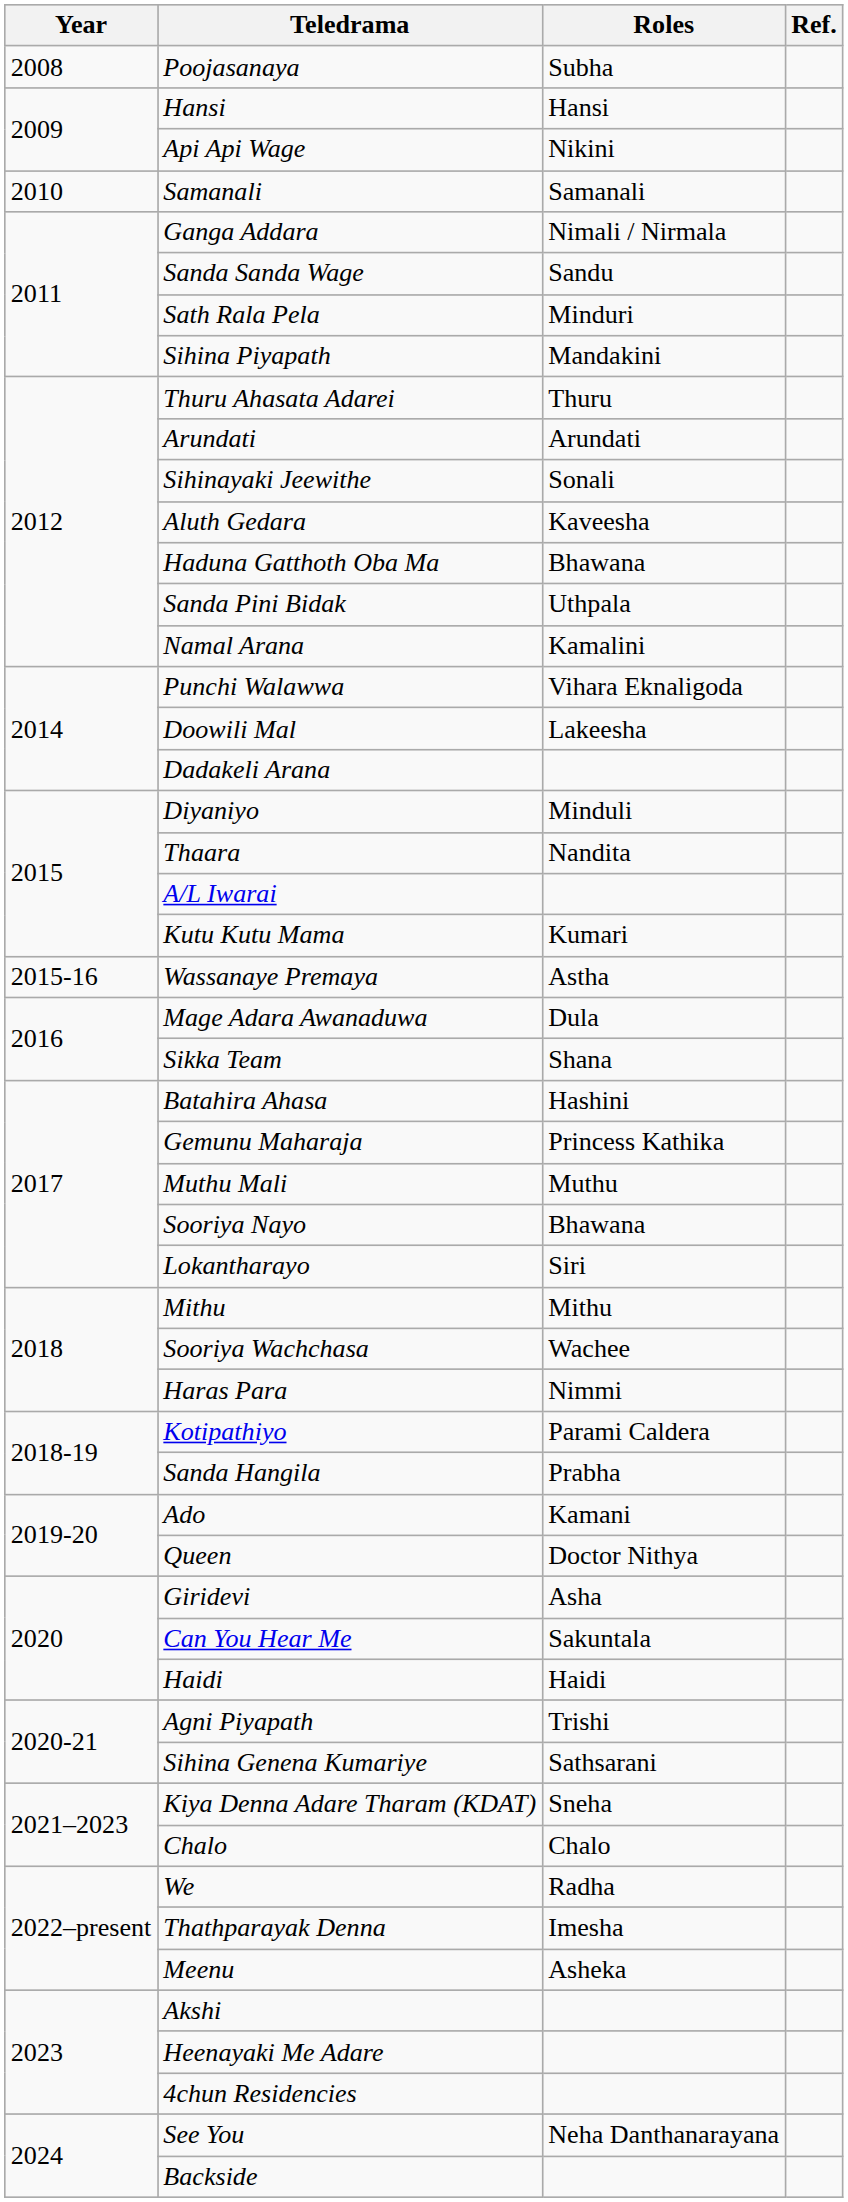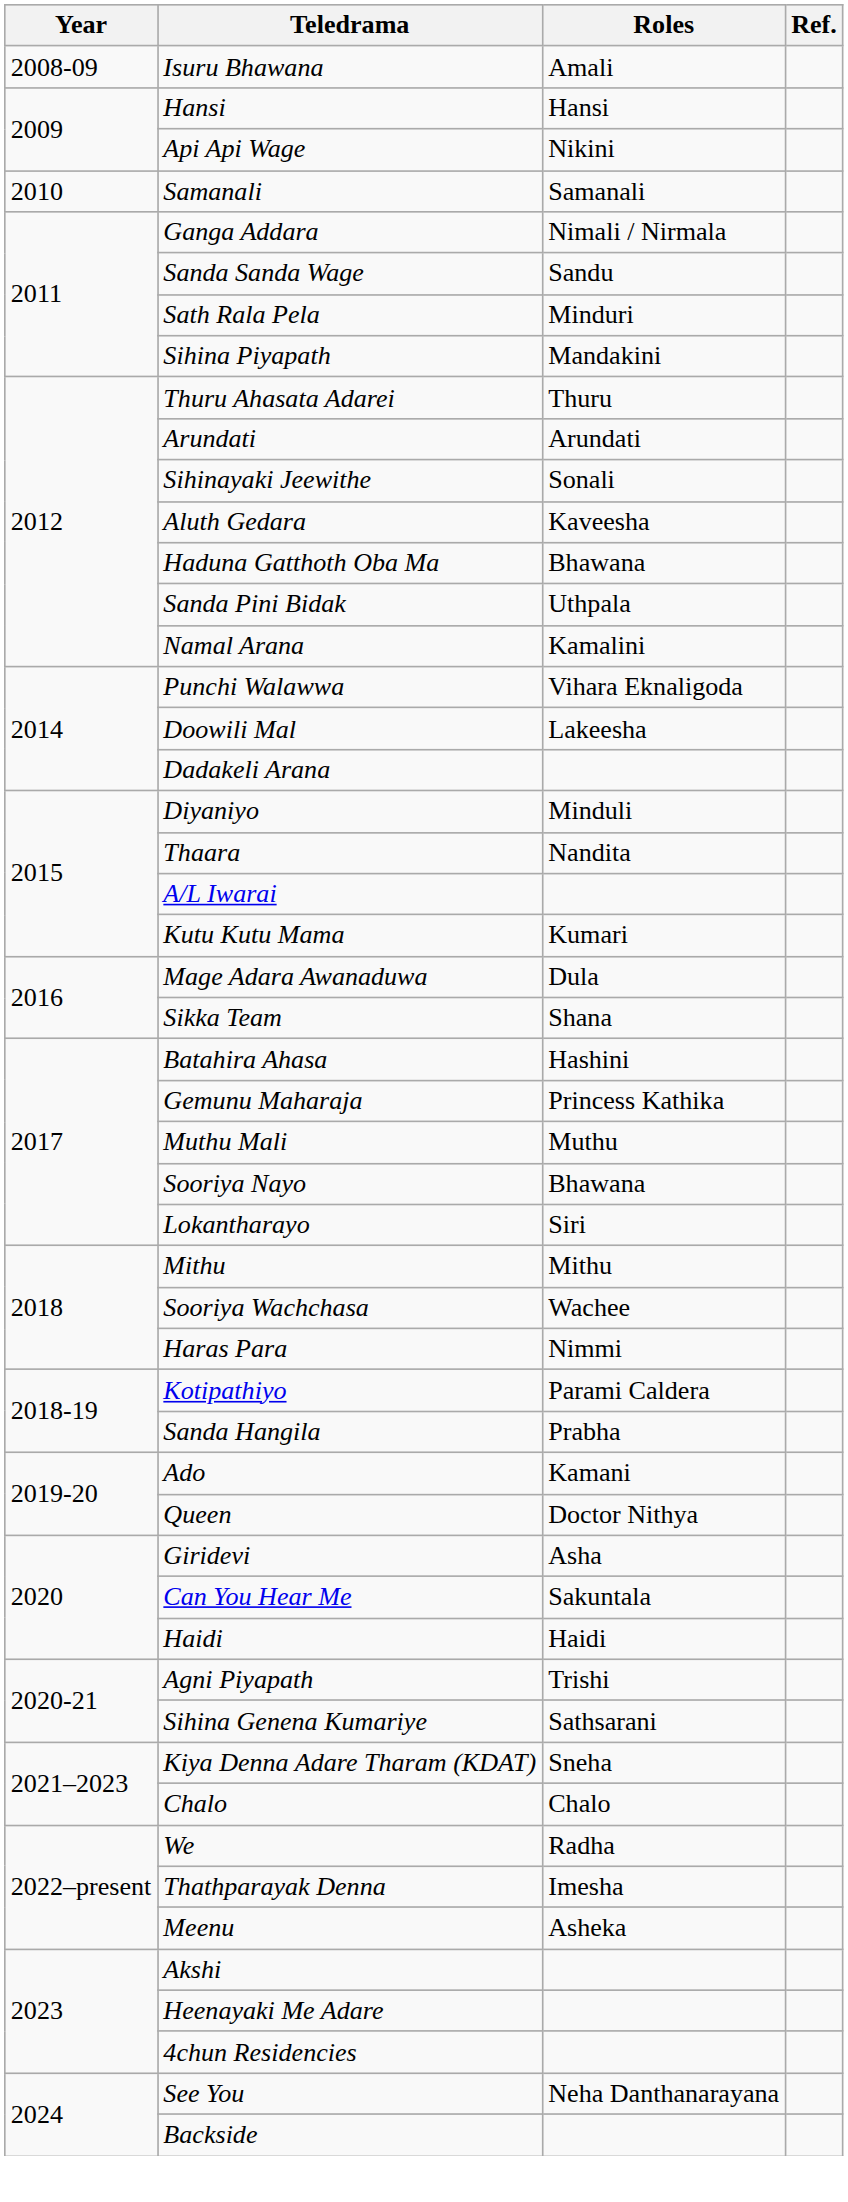- row: (231, 66)
+ row: (243, 66)
- row: (271, 976)
